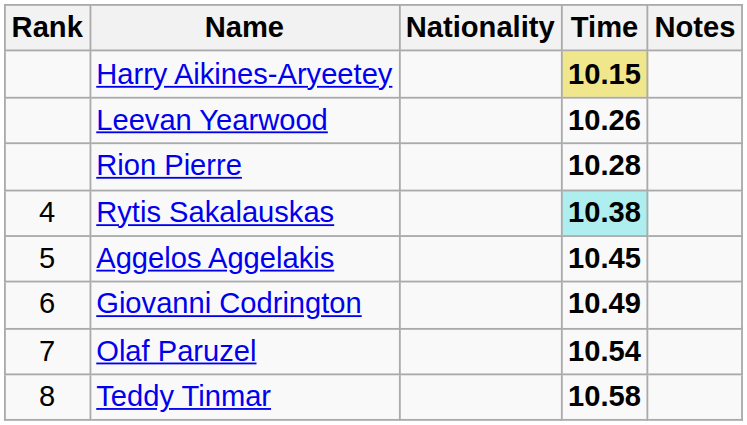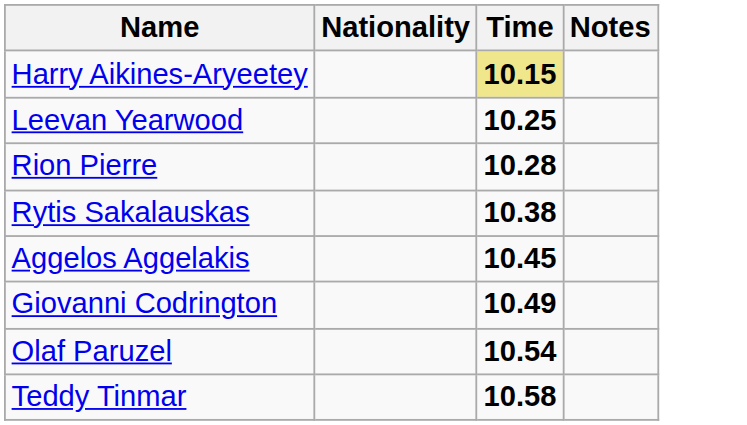- column: (47, 27)
(605, 119) 10.26 -> (520, 119) 10.25
(605, 212) paleturquoise background -> (520, 212) no background
